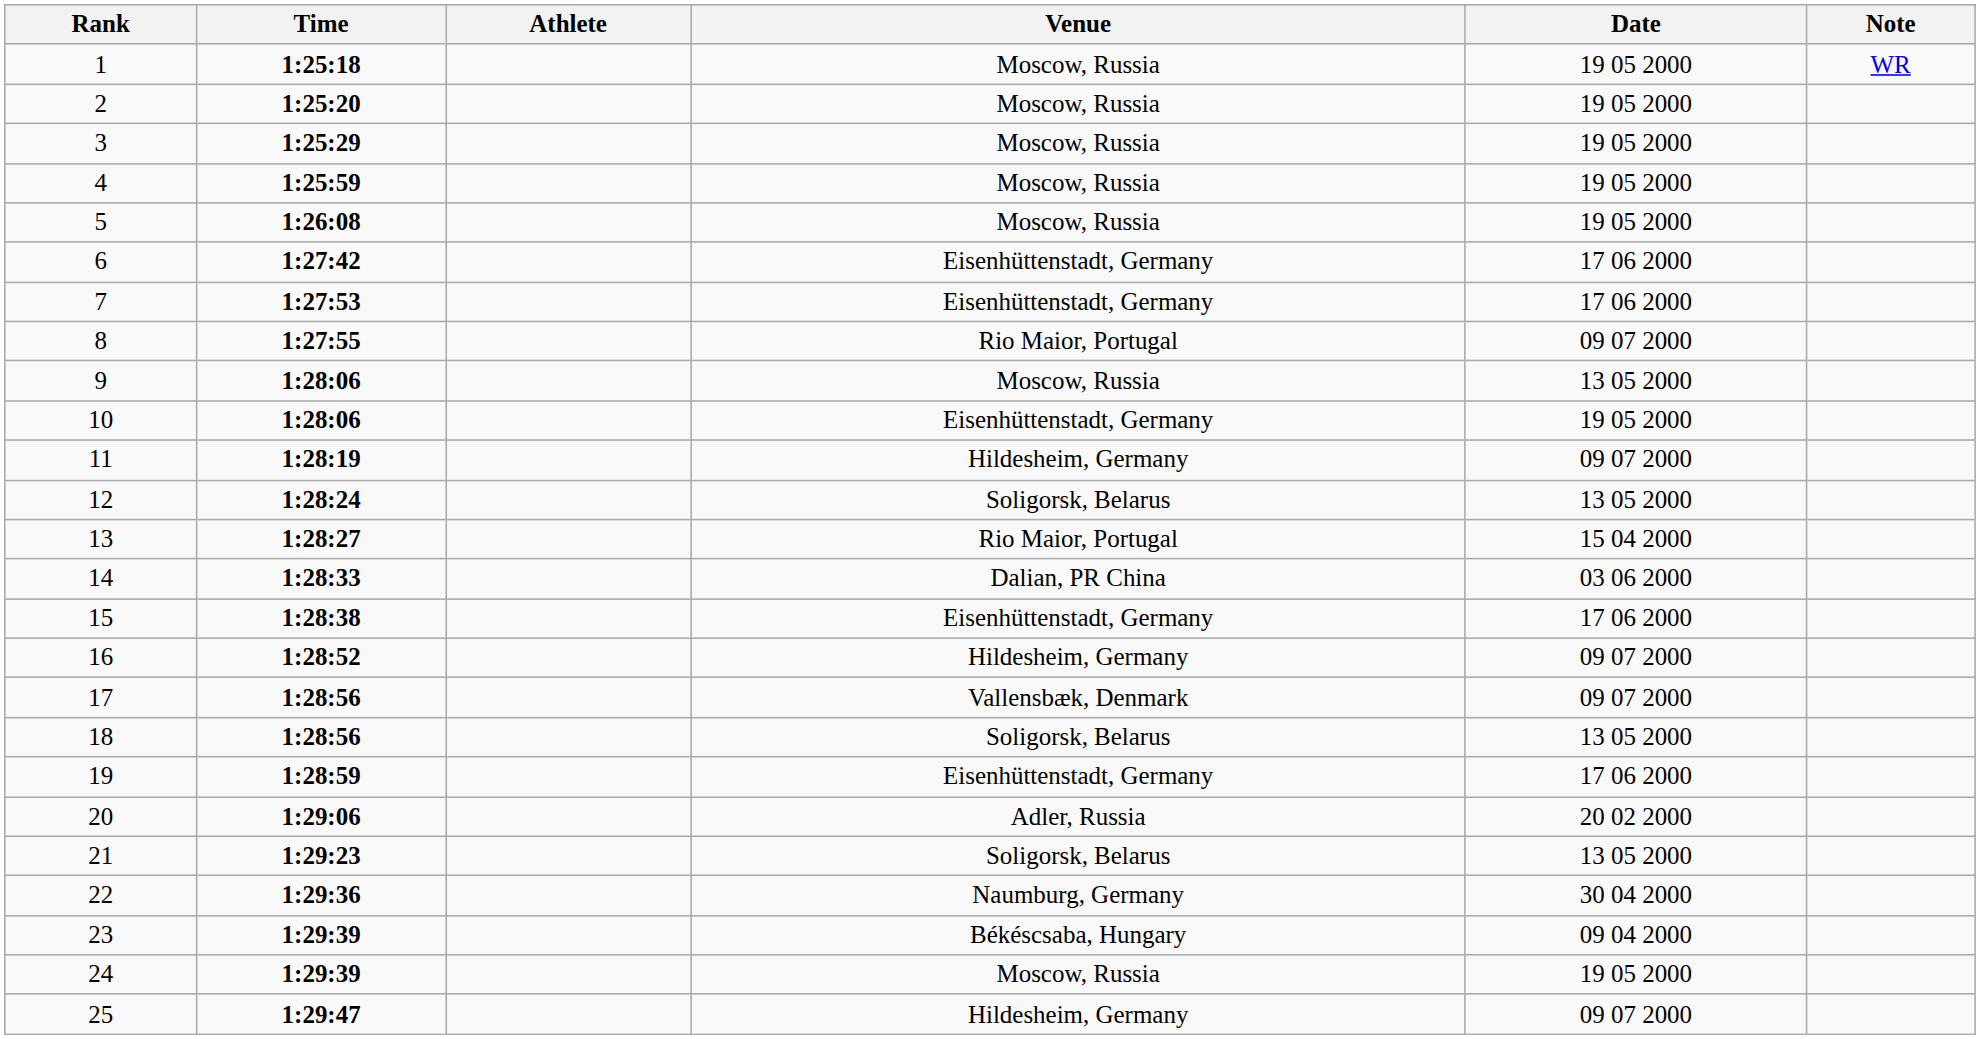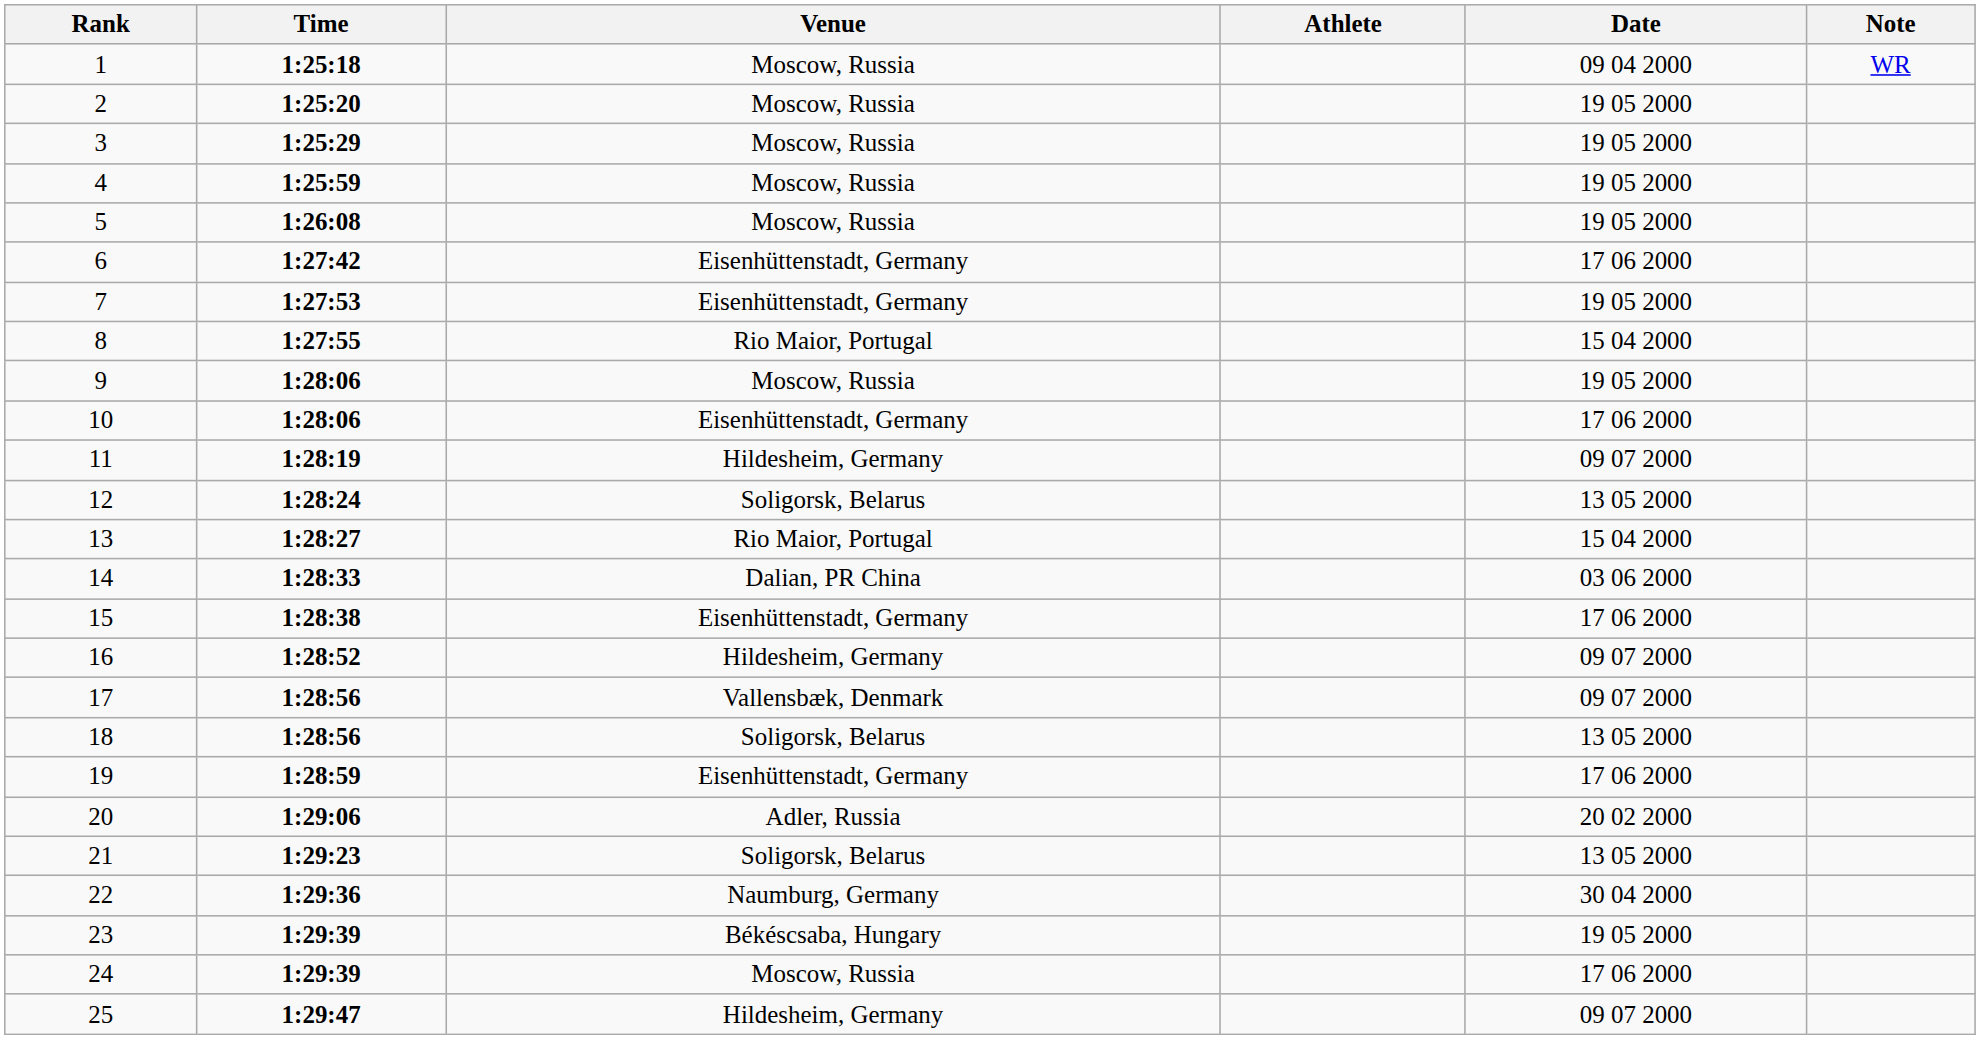columns swapped: (568, 24) <-> (1078, 24)
(1636, 63) 19 05 2000 -> (1636, 63) 09 04 2000
(1636, 301) 17 06 2000 -> (1636, 301) 19 05 2000
(1636, 340) 09 07 2000 -> (1636, 340) 15 04 2000
(1636, 380) 13 05 2000 -> (1636, 380) 19 05 2000
(1636, 420) 19 05 2000 -> (1636, 420) 17 06 2000
(1636, 934) 09 04 2000 -> (1636, 934) 19 05 2000
(1636, 974) 19 05 2000 -> (1636, 974) 17 06 2000
